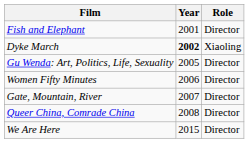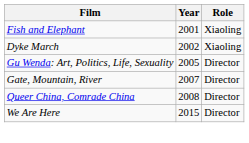(222, 29) Director -> (223, 29) Xiaoling
(189, 46) bold -> (189, 46) normal
- row: (52, 79)
